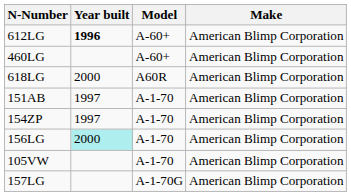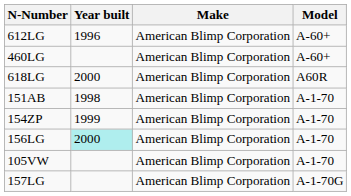columns swapped: (266, 14) <-> (159, 14)
(87, 35) bold -> (87, 35) normal
(87, 98) 1997 -> (87, 98) 1998
(87, 118) 1997 -> (87, 118) 1999
